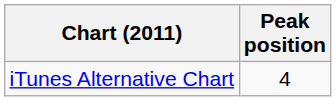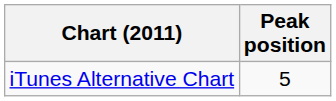(285, 78) 4 -> (285, 78) 5
